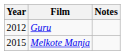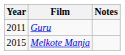(16, 27) 2012 -> (16, 27) 2011
